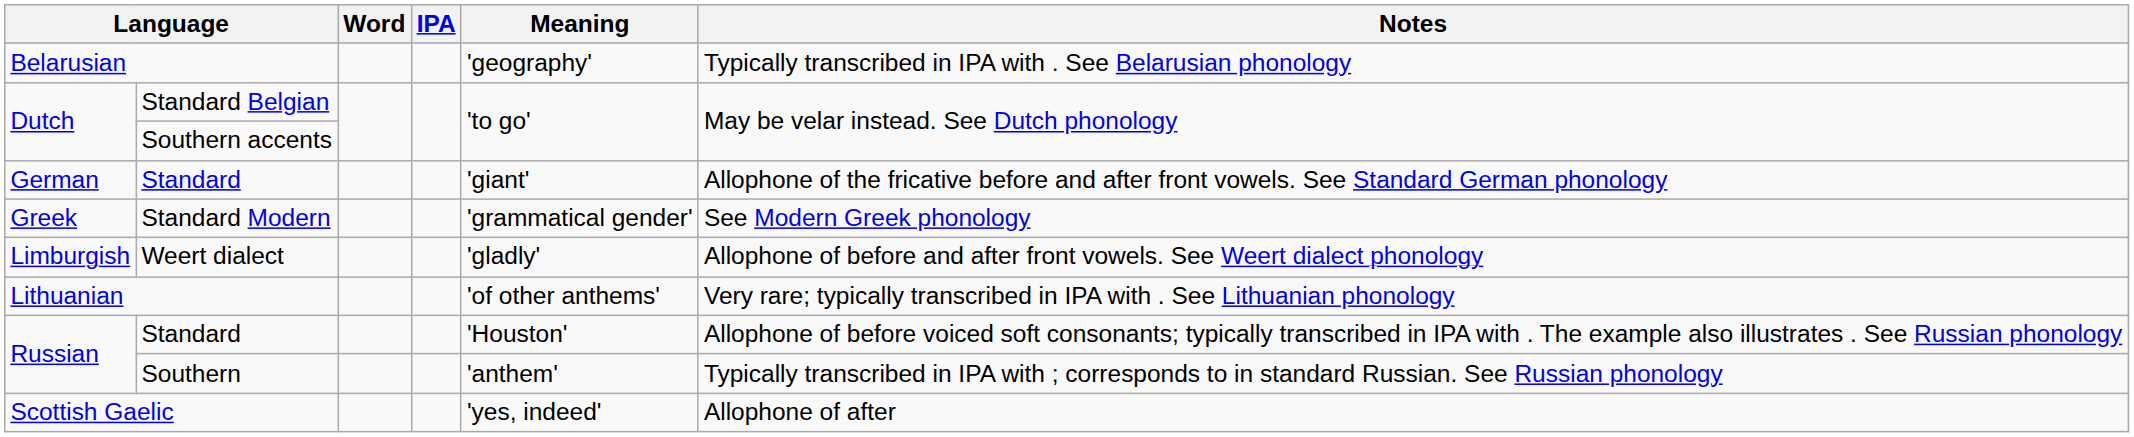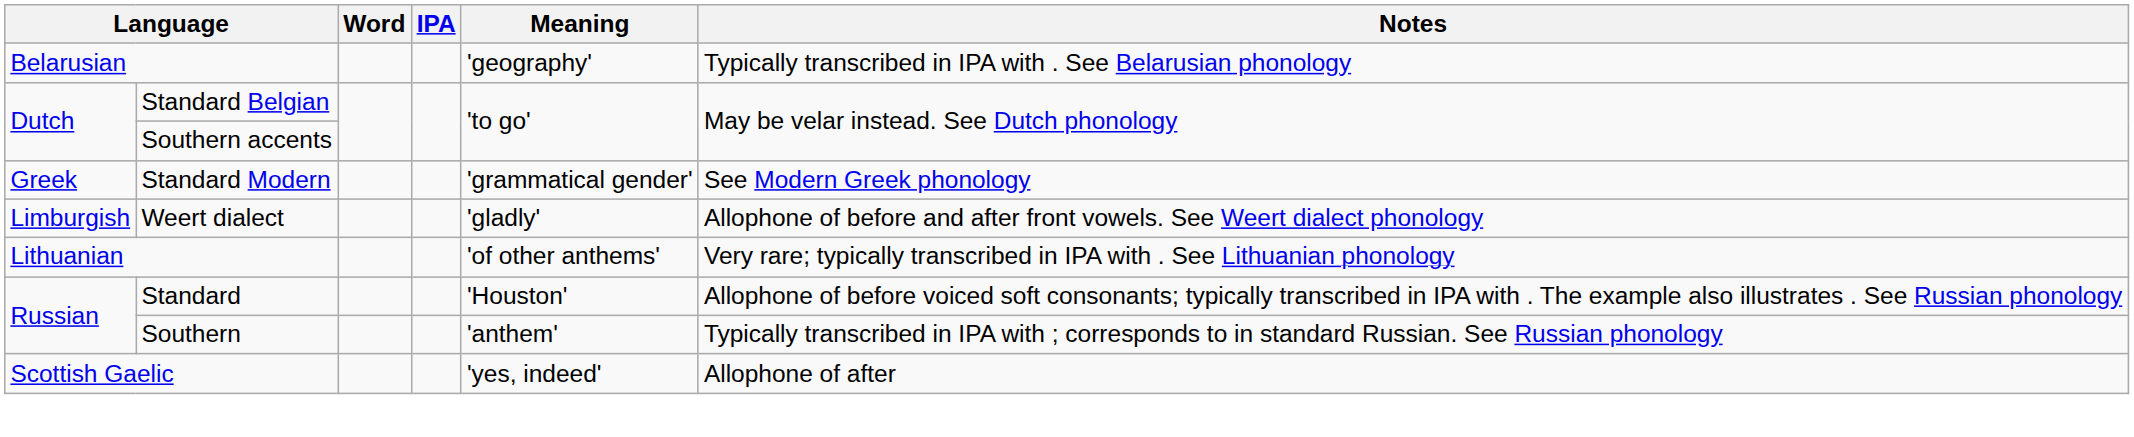- row: (55, 179)
